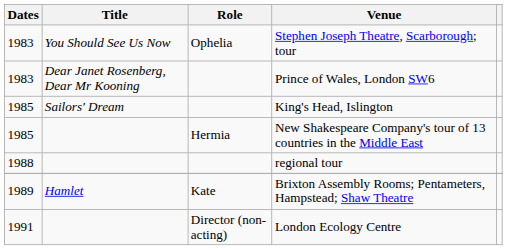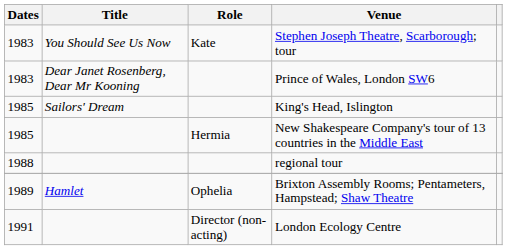(212, 43) Ophelia -> (203, 43) Kate
(203, 191) Kate -> (212, 191) Ophelia
